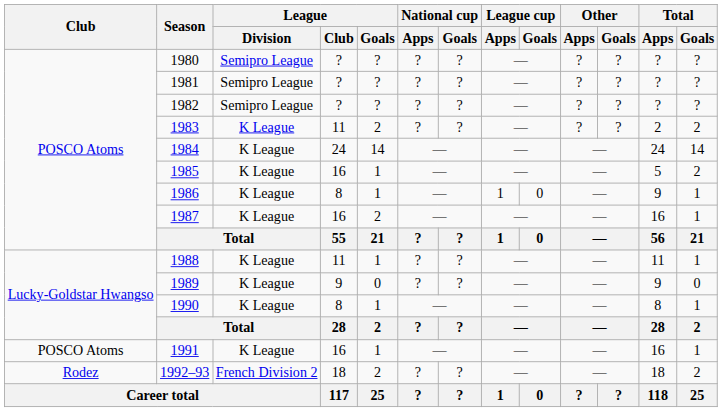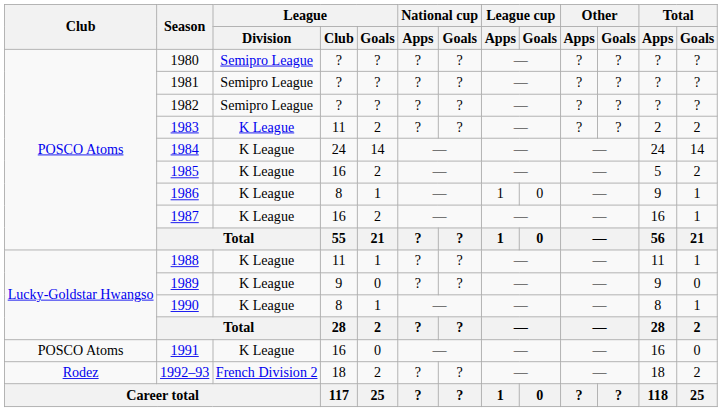(377, 171) 1 -> (377, 171) 2
(377, 350) 1 -> (377, 350) 0
(697, 350) 1 -> (697, 350) 0
